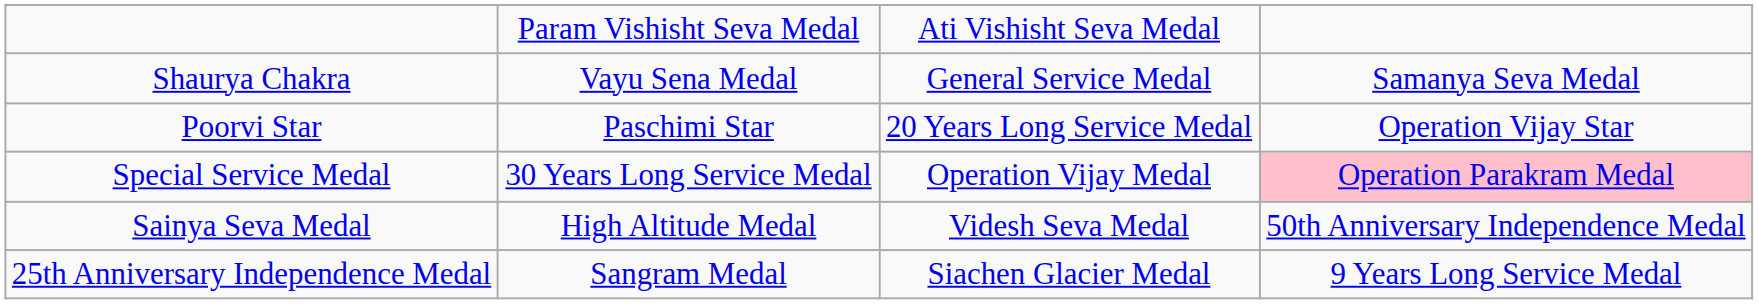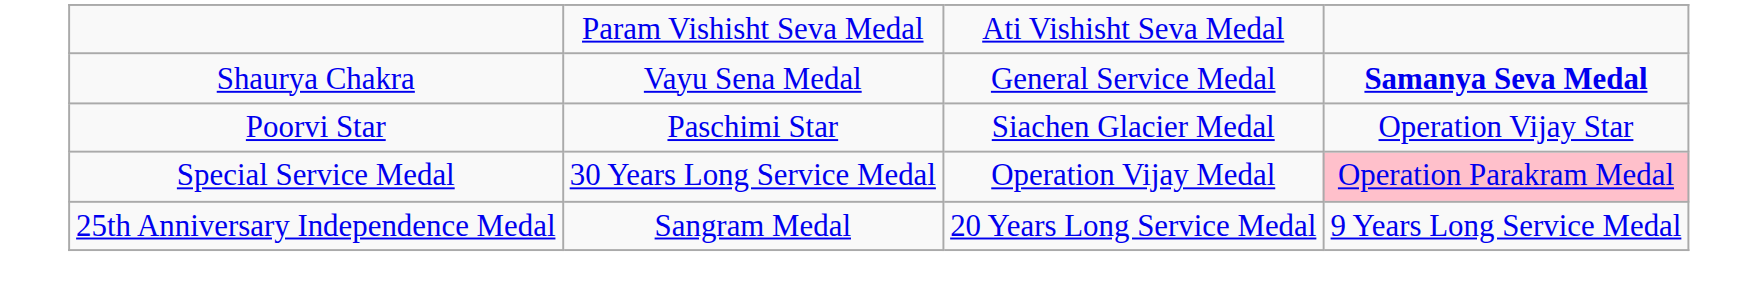(1506, 77) normal -> (1506, 77) bold
(1069, 126) 20 Years Long Service Medal -> (1133, 126) Siachen Glacier Medal
- row: (252, 224)
(1069, 273) Siachen Glacier Medal -> (1133, 224) 20 Years Long Service Medal
